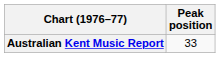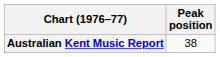(191, 43) 33 -> (191, 43) 38
